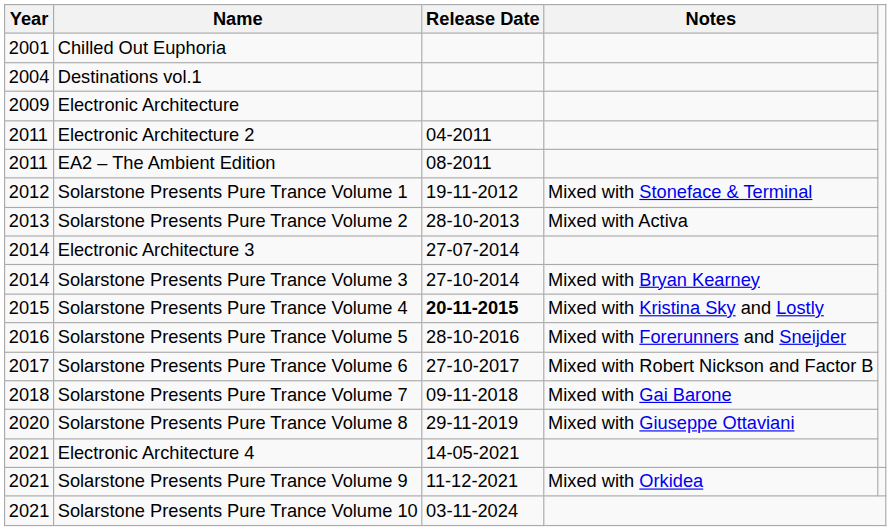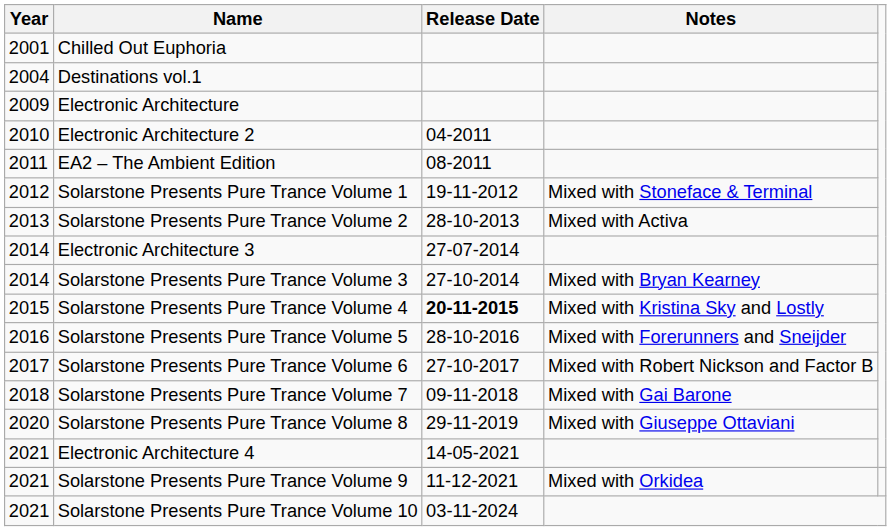(28, 134) 2011 -> (29, 134) 2010
